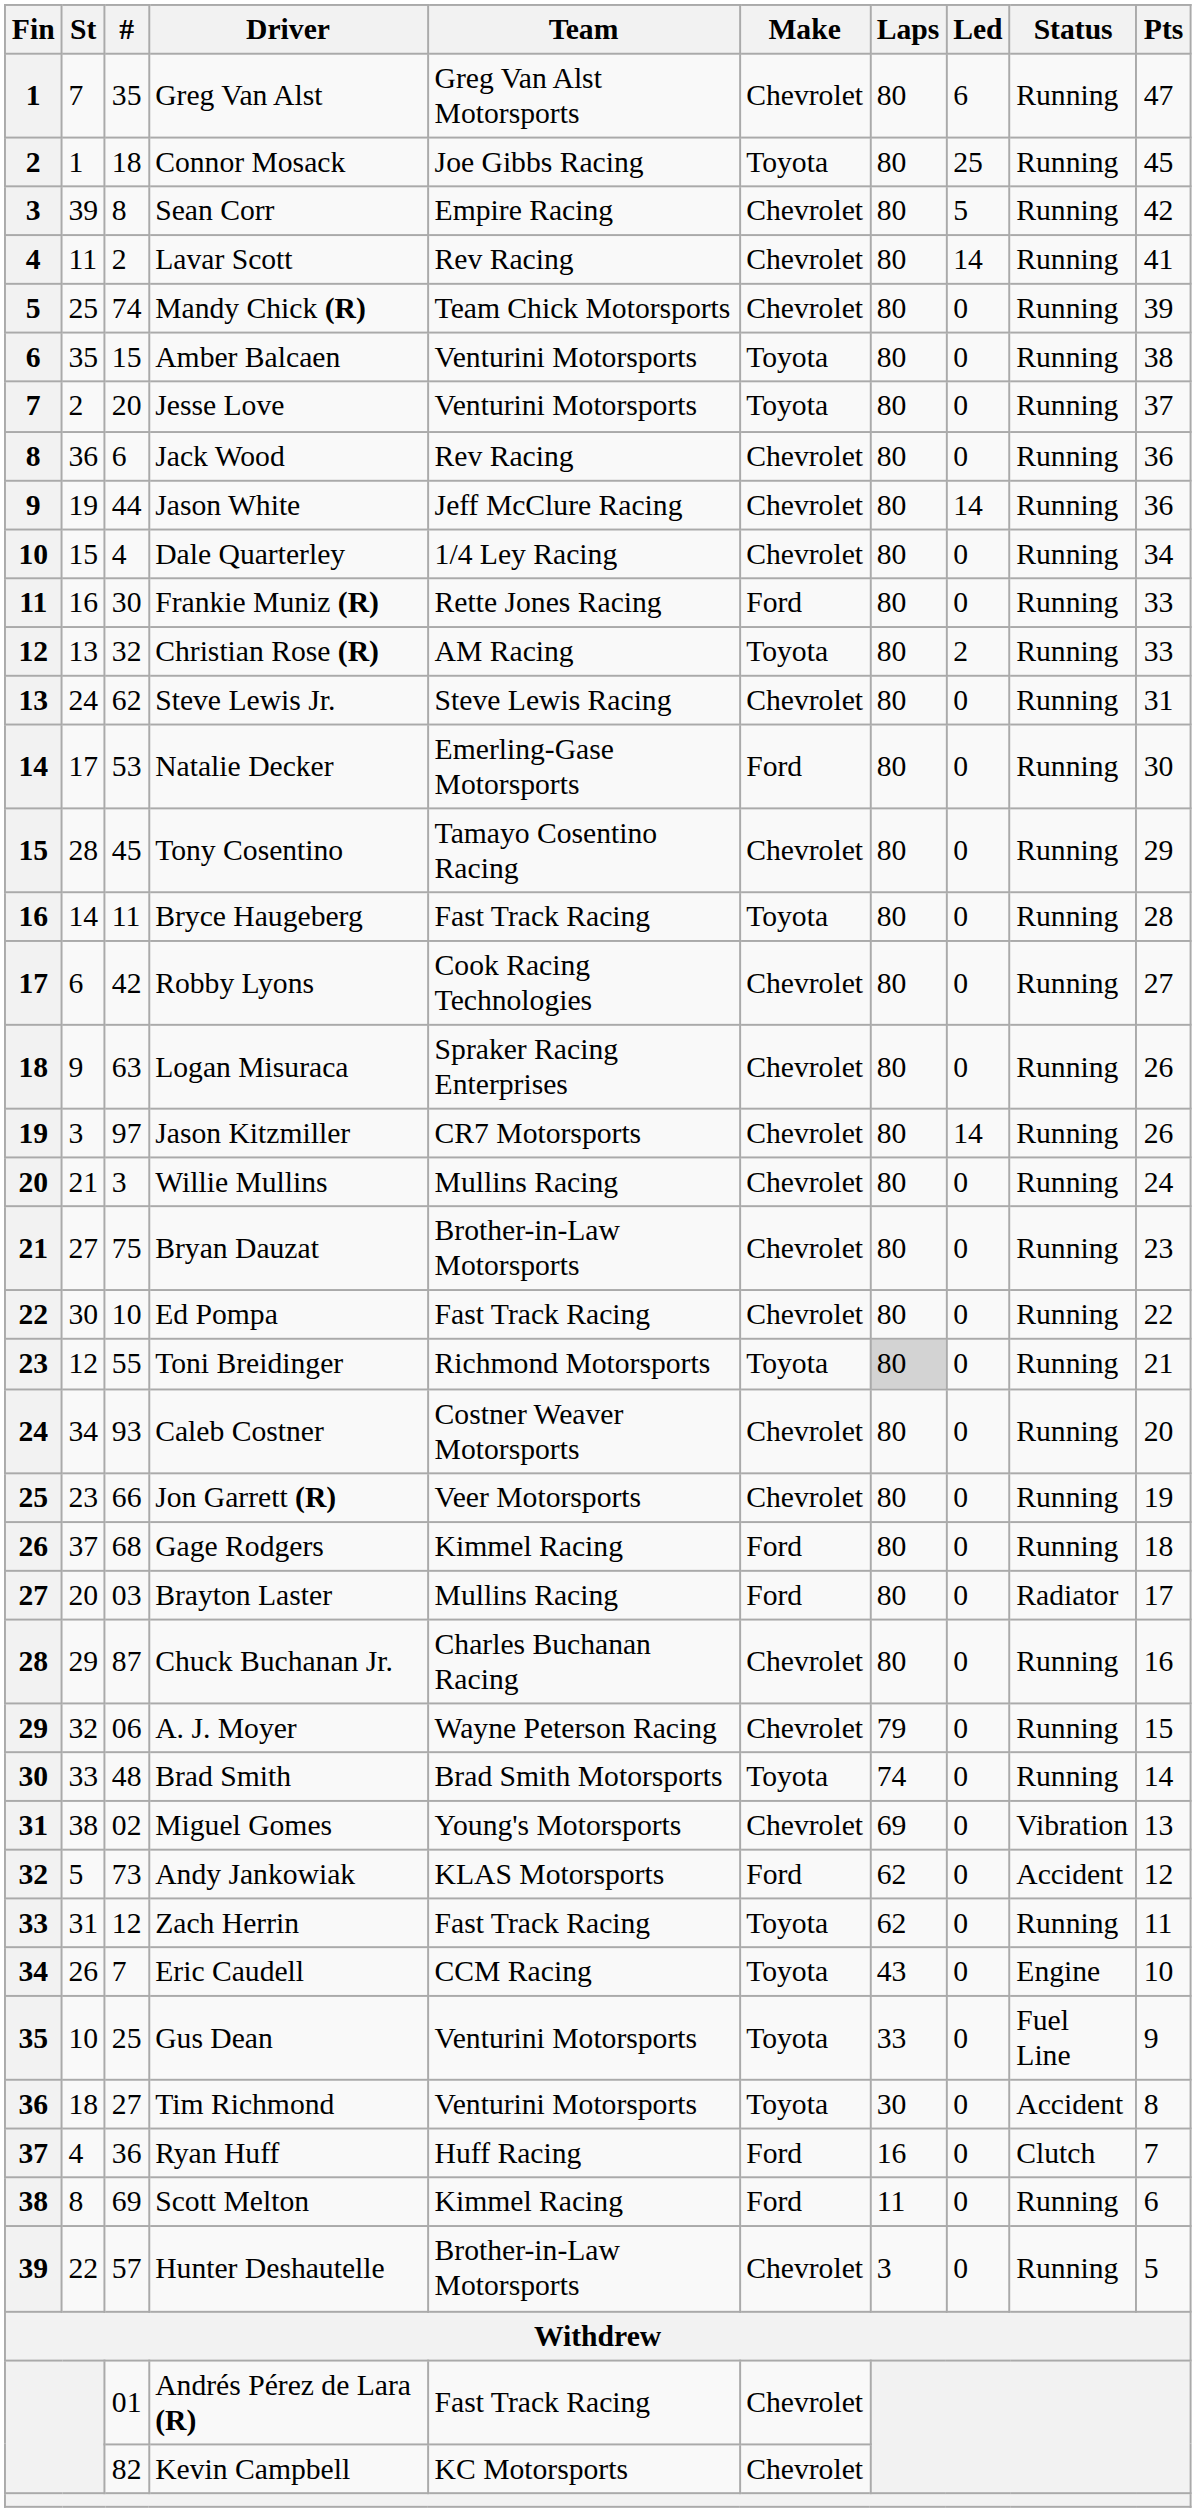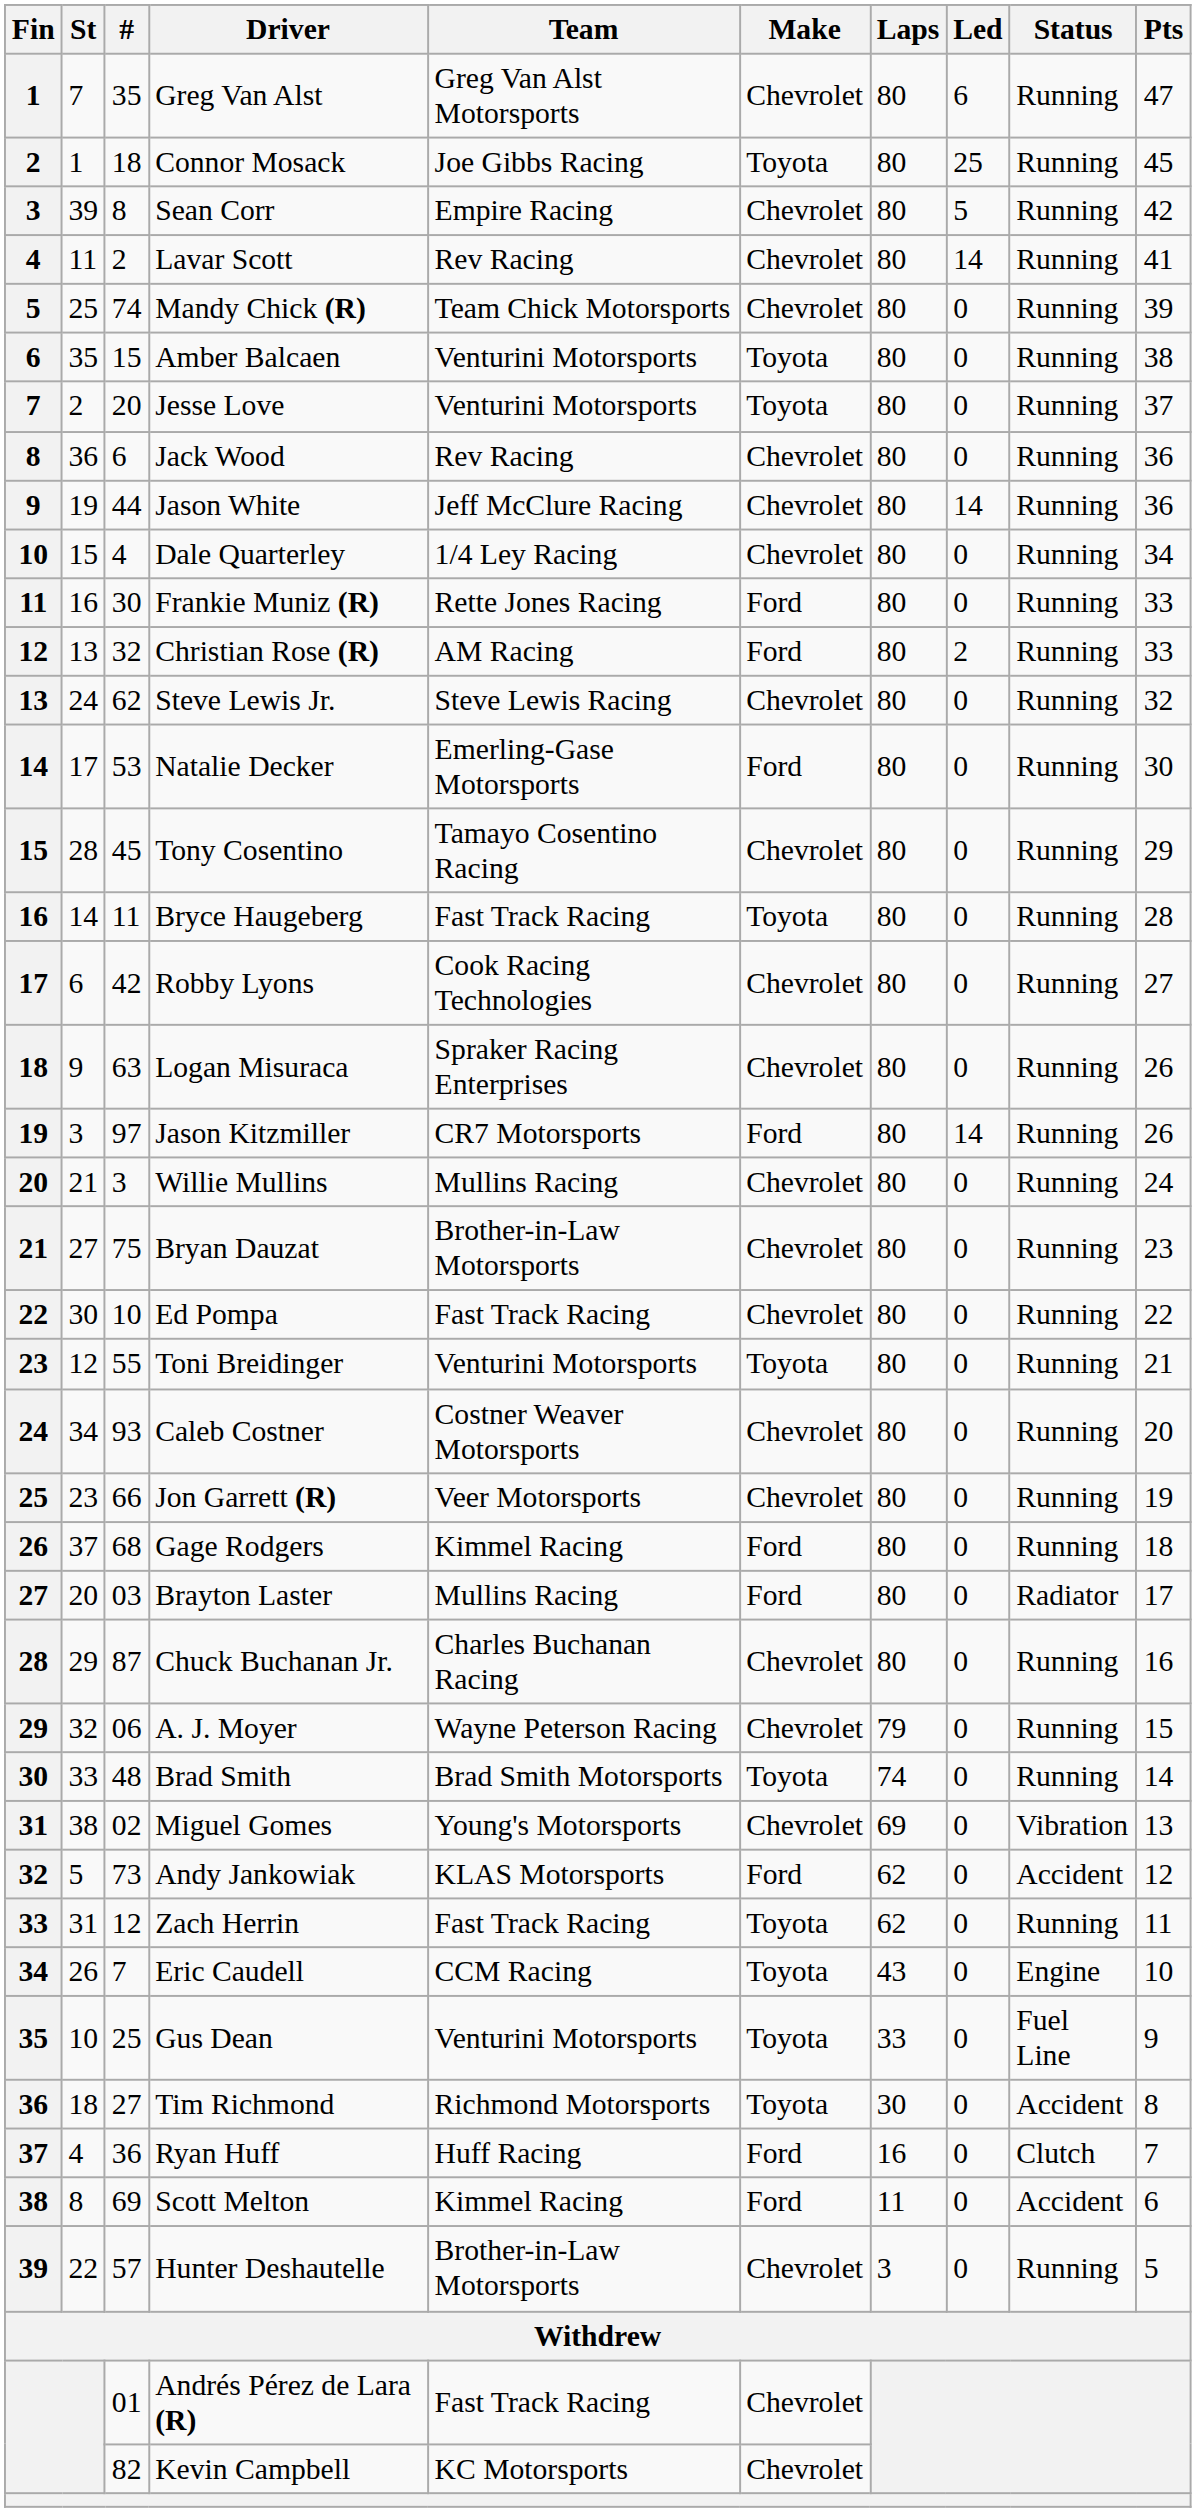(787, 650) Toyota -> (774, 650) Ford
(1159, 699) 31 -> (1159, 699) 32
(805, 1133) Chevrolet -> (774, 1133) Ford
(572, 1363) Richmond Motorsports -> (566, 1363) Venturini Motorsports
(892, 1363) lightgrey background -> (892, 1363) no background
(566, 2104) Venturini Motorsports -> (572, 2104) Richmond Motorsports
(1067, 2202) Running -> (1070, 2202) Accident
